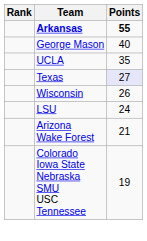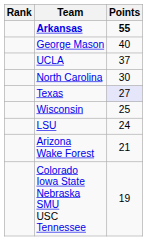(125, 61) 35 -> (125, 61) 37
+ row: (69, 77)
(125, 93) 26 -> (125, 110) 25
